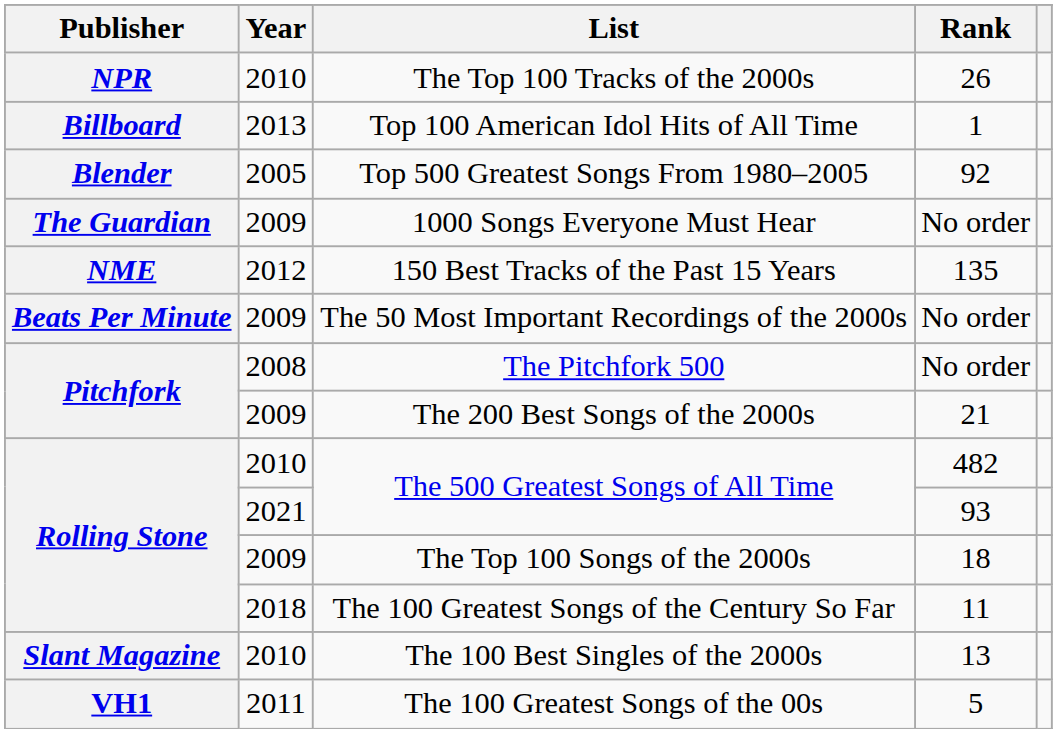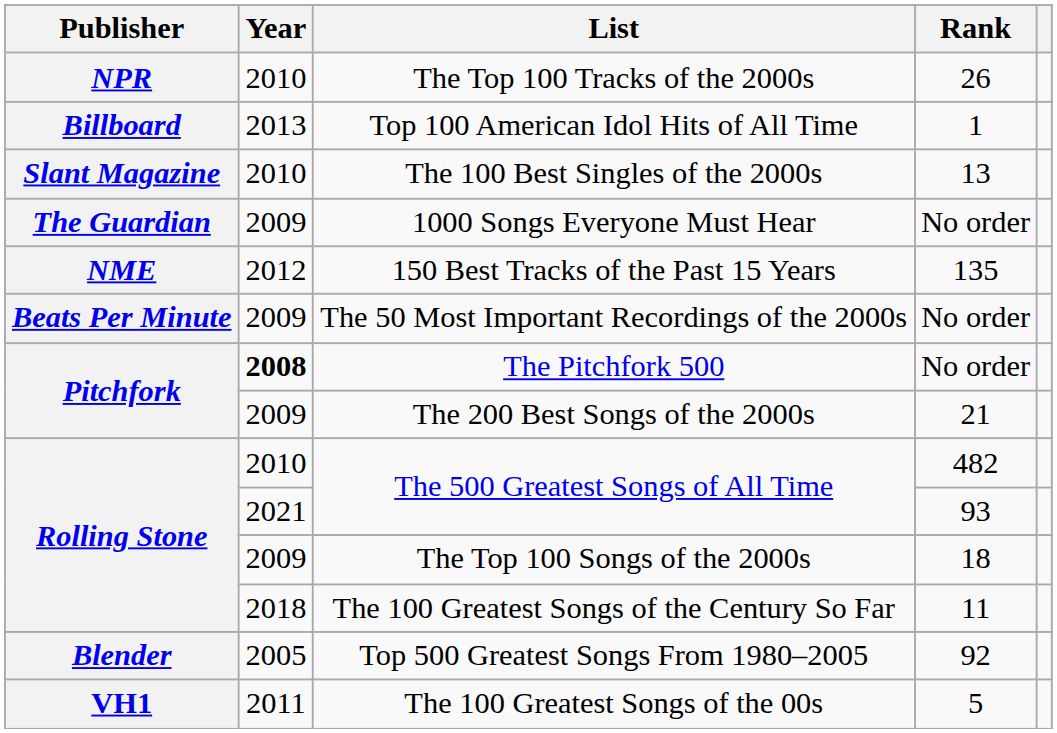rows swapped: (614, 173) <-> (614, 655)
(276, 366) normal -> (276, 366) bold
